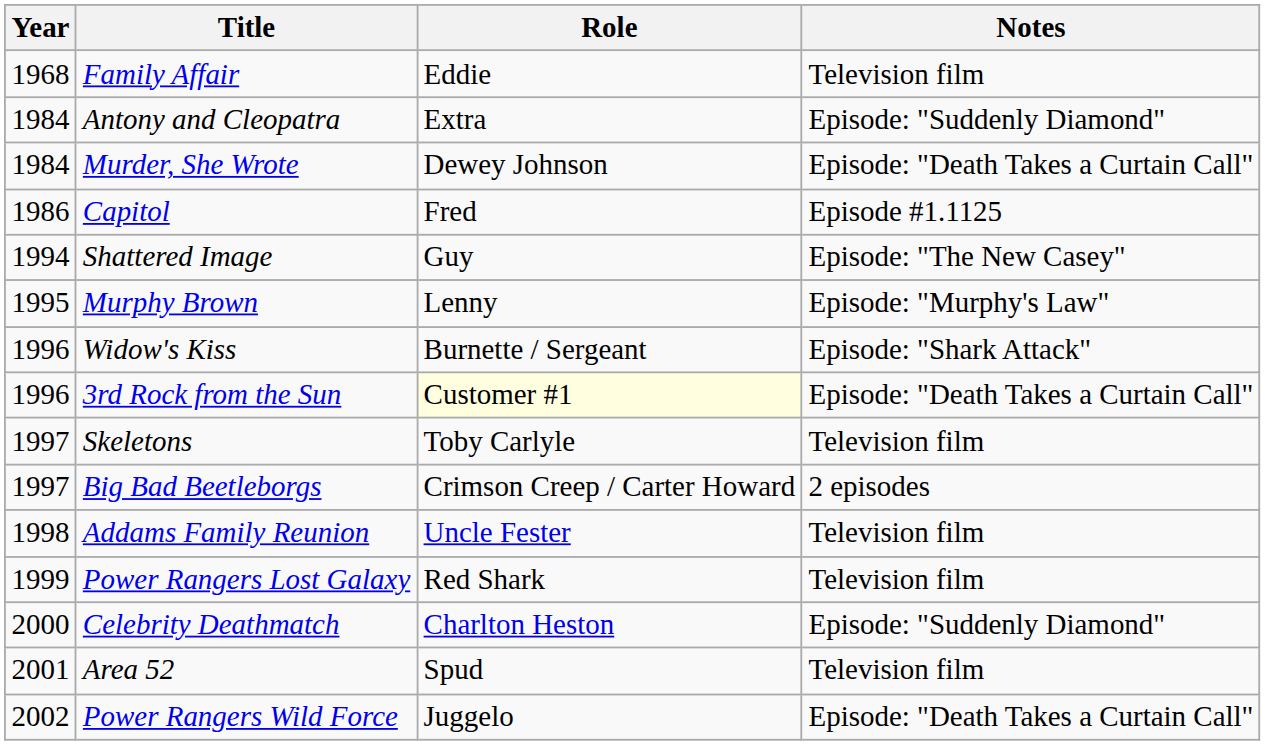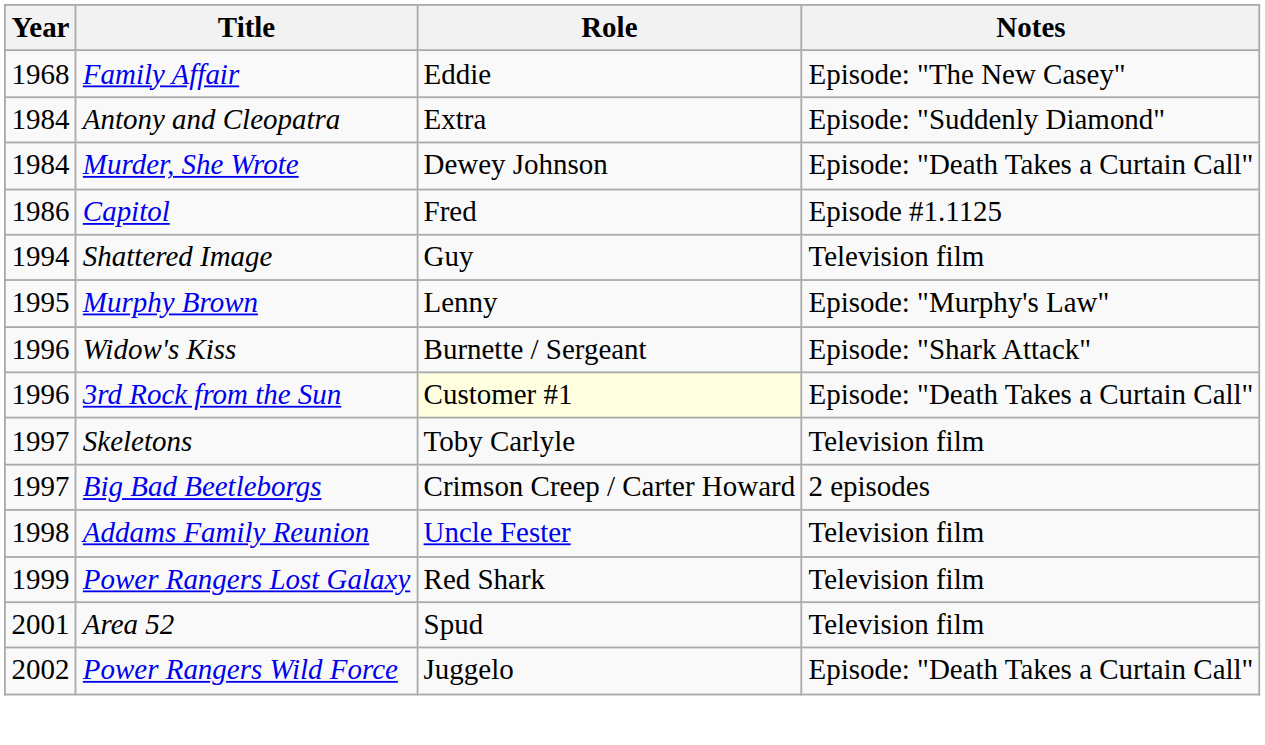(896, 73) Television film -> (967, 73) Episode: "The New Casey"
(967, 257) Episode: "The New Casey" -> (896, 257) Television film
- row: (211, 624)
